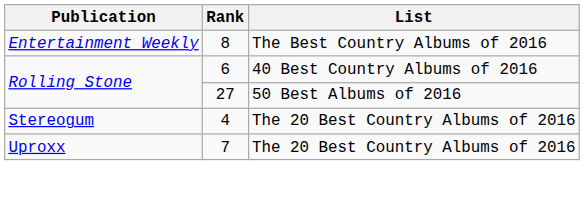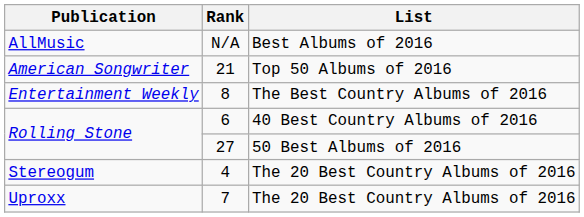+ row: (225, 43)
+ row: (225, 69)
